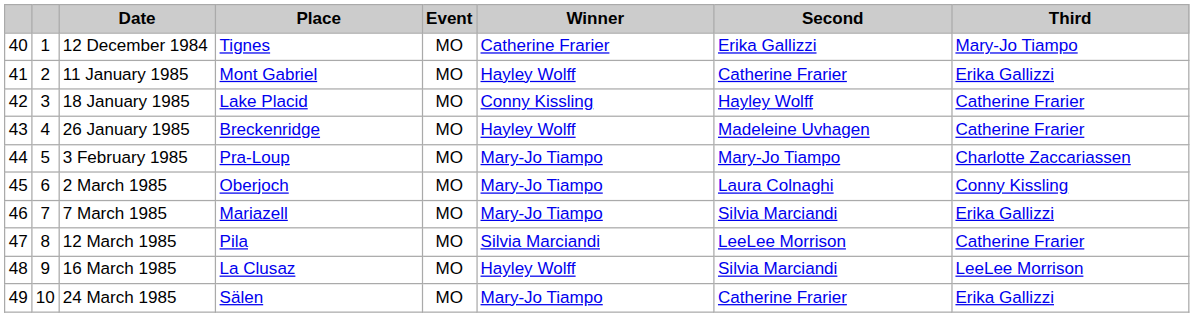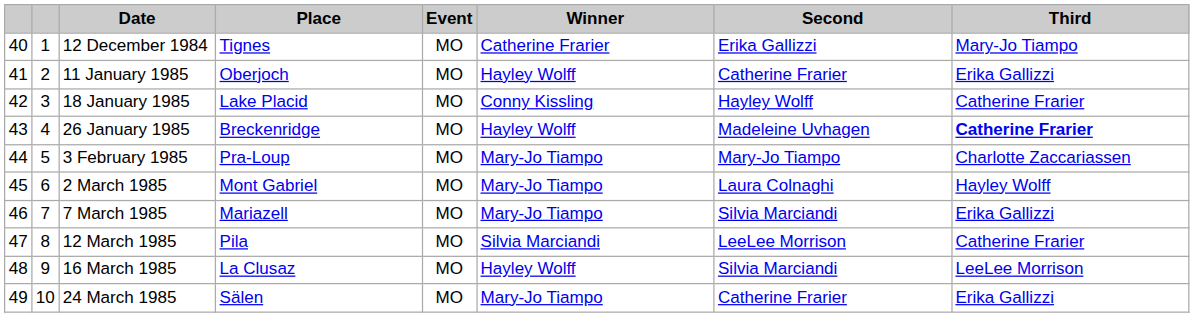(268, 74) Mont Gabriel -> (254, 74) Oberjoch
(1020, 129) normal -> (1024, 129) bold
(254, 185) Oberjoch -> (268, 185) Mont Gabriel
(1012, 185) Conny Kissling -> (1003, 185) Hayley Wolff
